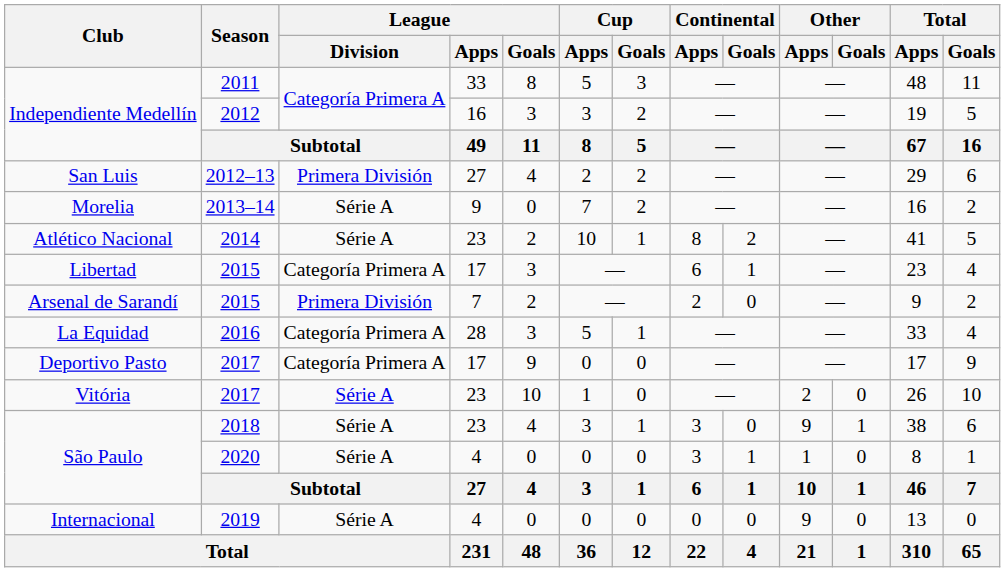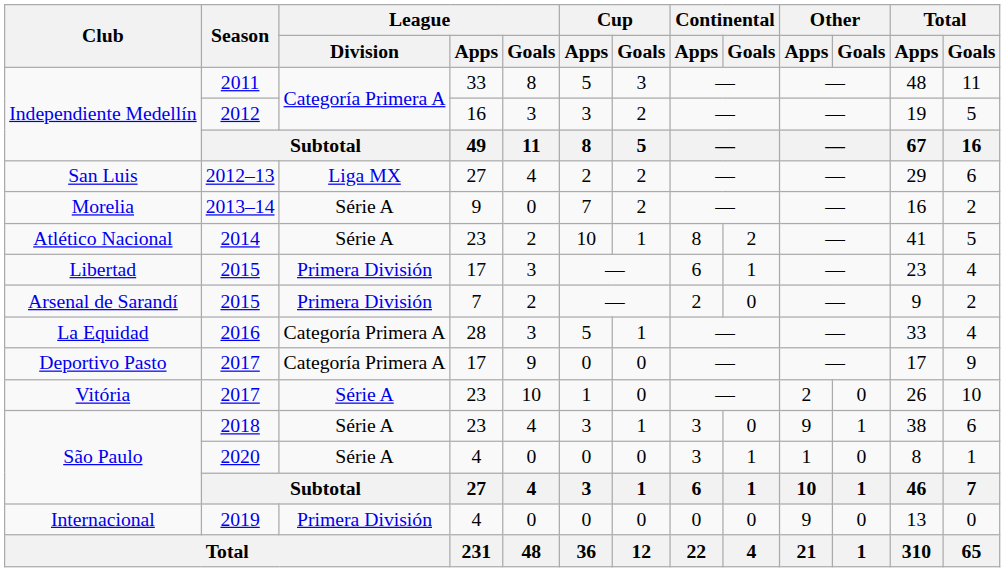(364, 176) Primera División -> (364, 176) Liga MX
(364, 269) Categoría Primera A -> (364, 269) Primera División
(364, 519) Série A -> (364, 519) Primera División
